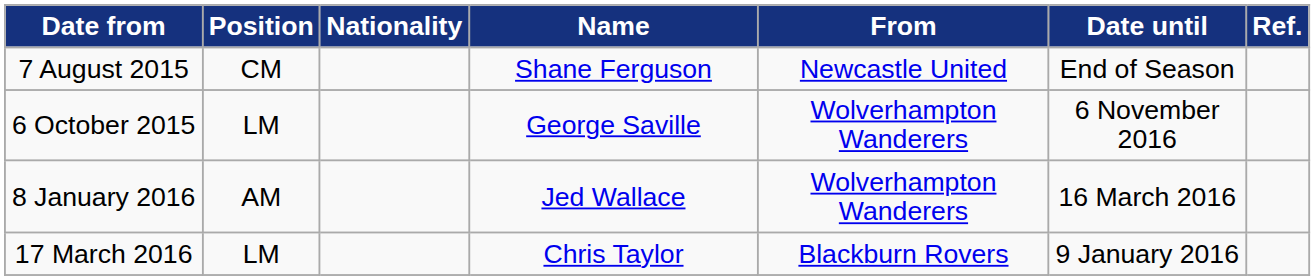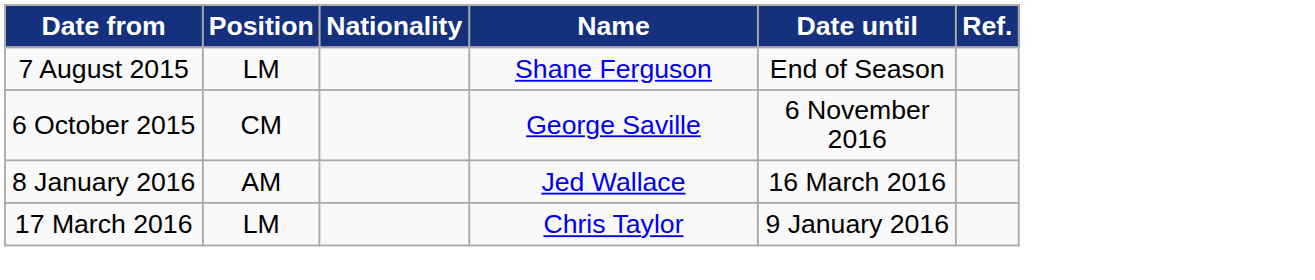- column: (903, 26)
(261, 68) CM -> (261, 68) LM
(261, 125) LM -> (261, 125) CM
